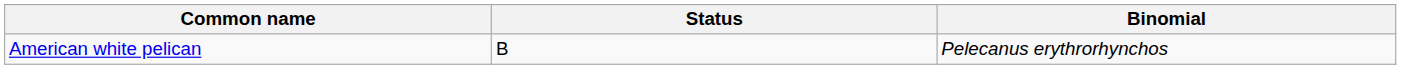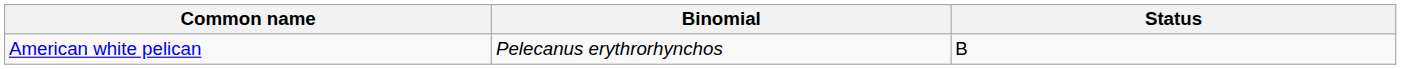columns swapped: (1167, 19) <-> (714, 19)
